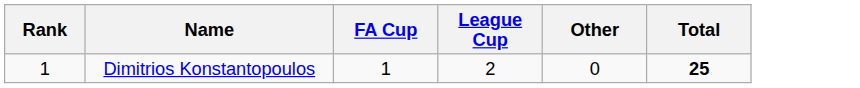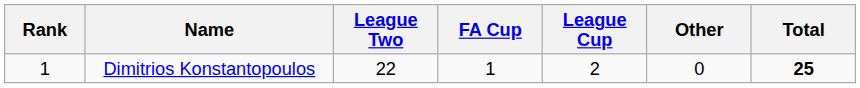+ column: (386, 29)
